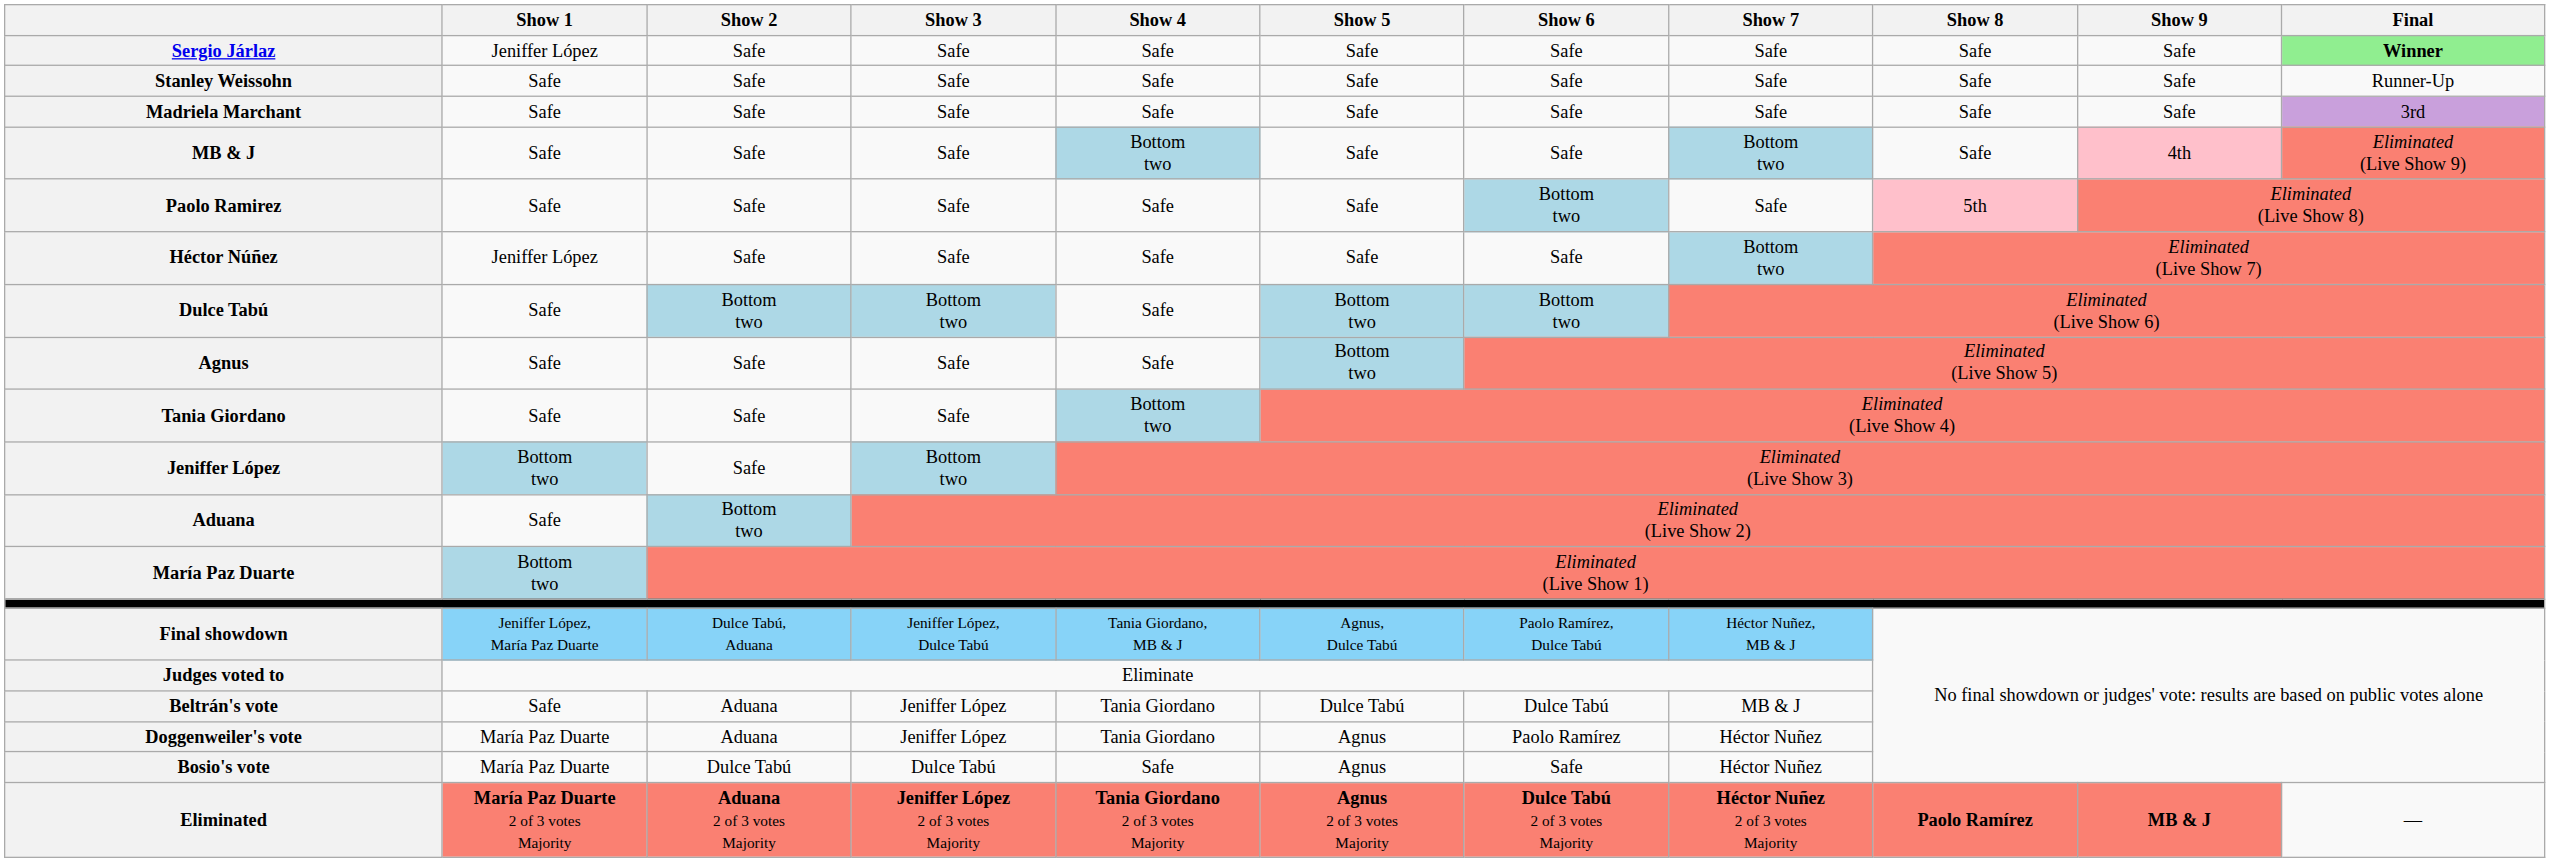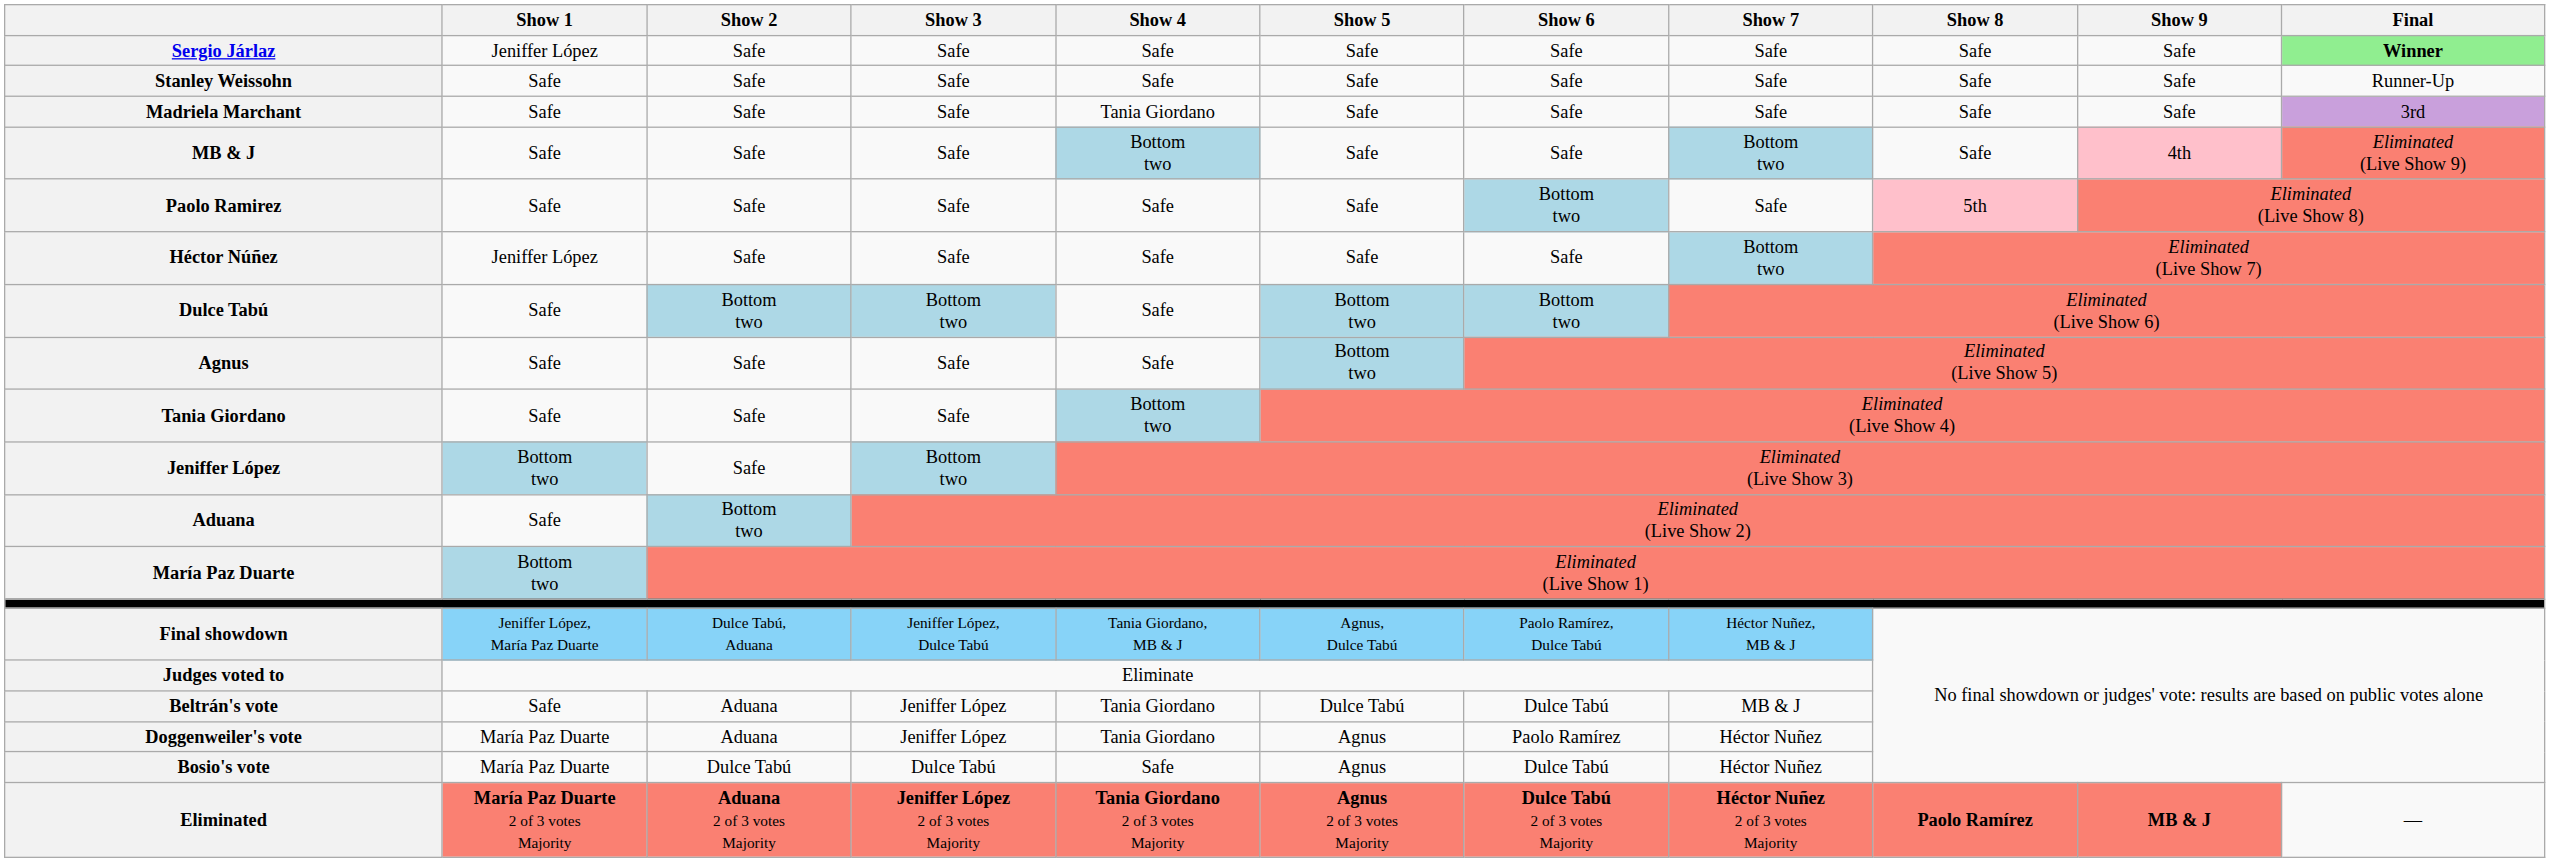(1158, 111) Safe -> (1158, 111) Tania Giordano
(1566, 767) Safe -> (1566, 767) Dulce Tabú
